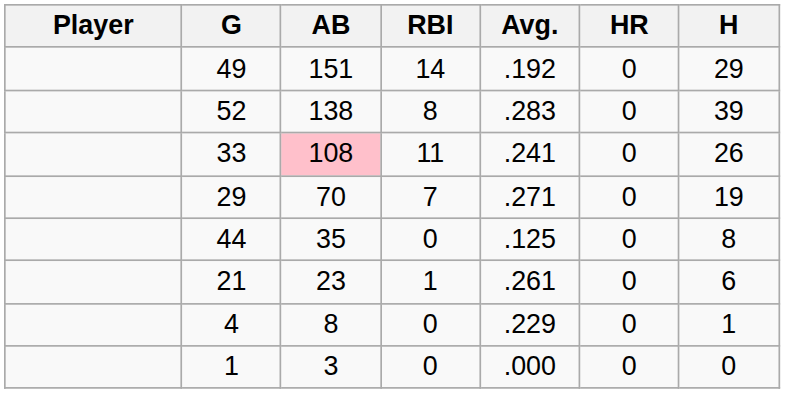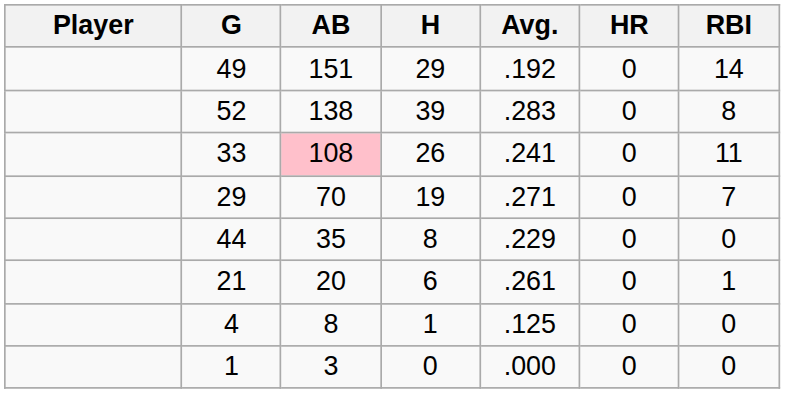columns swapped: (729, 25) <-> (430, 25)
(530, 238) .125 -> (530, 238) .229
(331, 281) 23 -> (331, 281) 20
(530, 324) .229 -> (530, 324) .125
